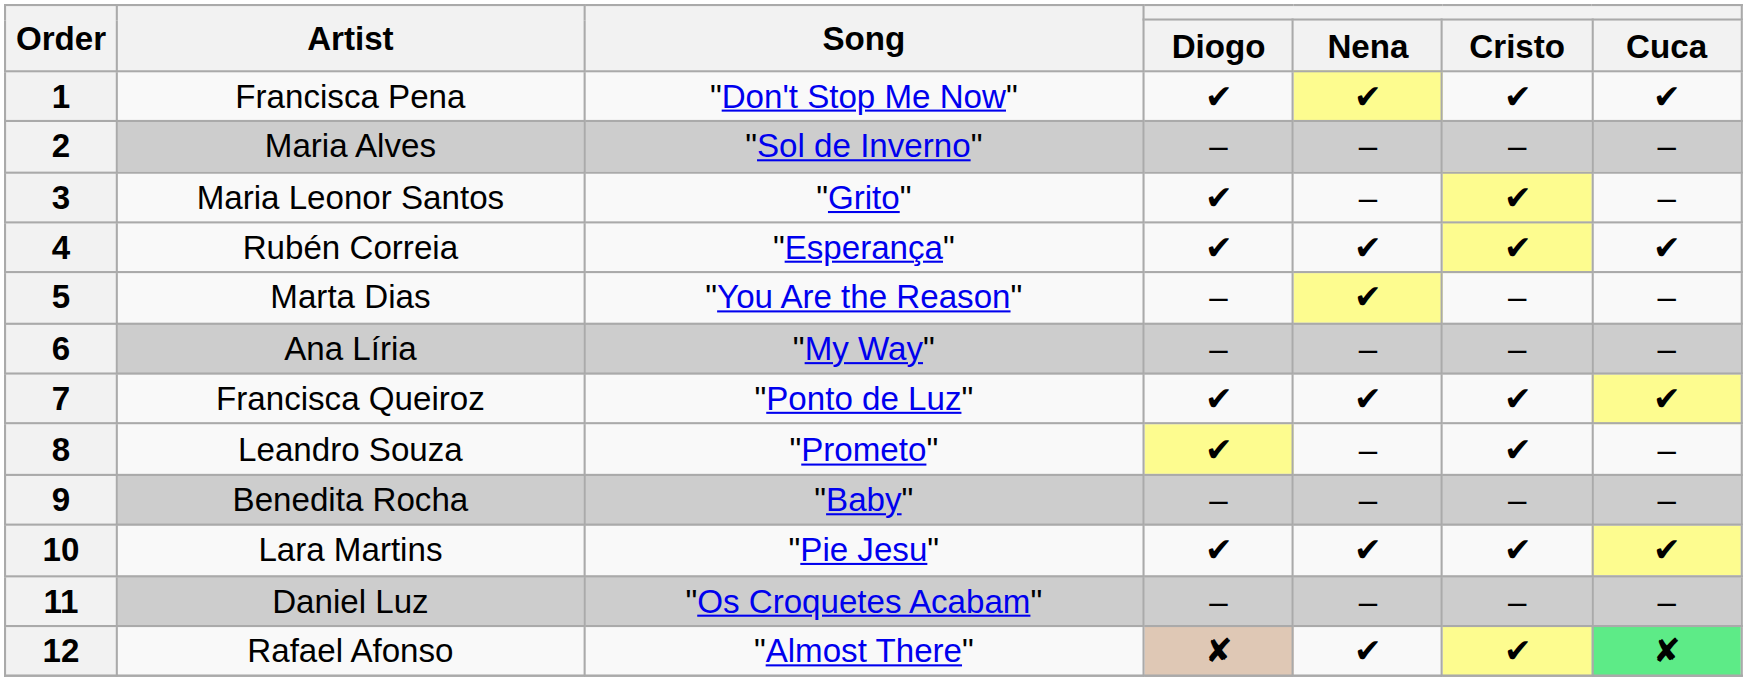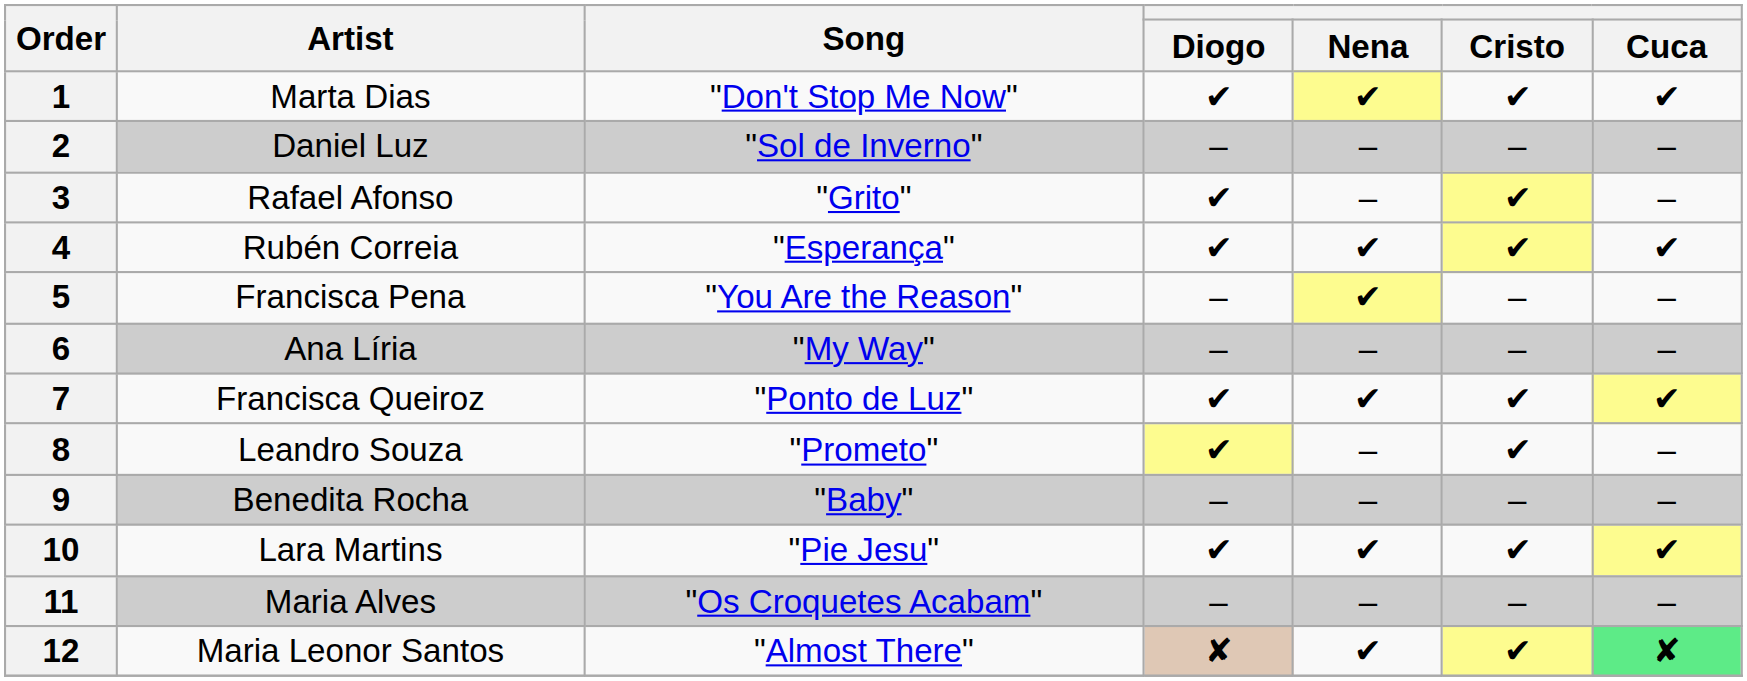(350, 96) Francisca Pena -> (350, 96) Marta Dias
(350, 146) Maria Alves -> (350, 146) Daniel Luz
(350, 197) Maria Leonor Santos -> (350, 197) Rafael Afonso
(350, 298) Marta Dias -> (350, 298) Francisca Pena
(350, 601) Daniel Luz -> (350, 601) Maria Alves
(350, 651) Rafael Afonso -> (350, 651) Maria Leonor Santos
